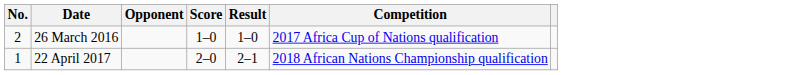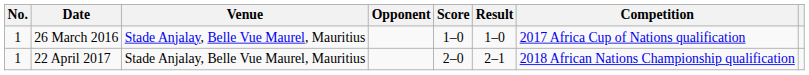+ column: (245, 15)
(18, 37) 2 -> (18, 37) 1
